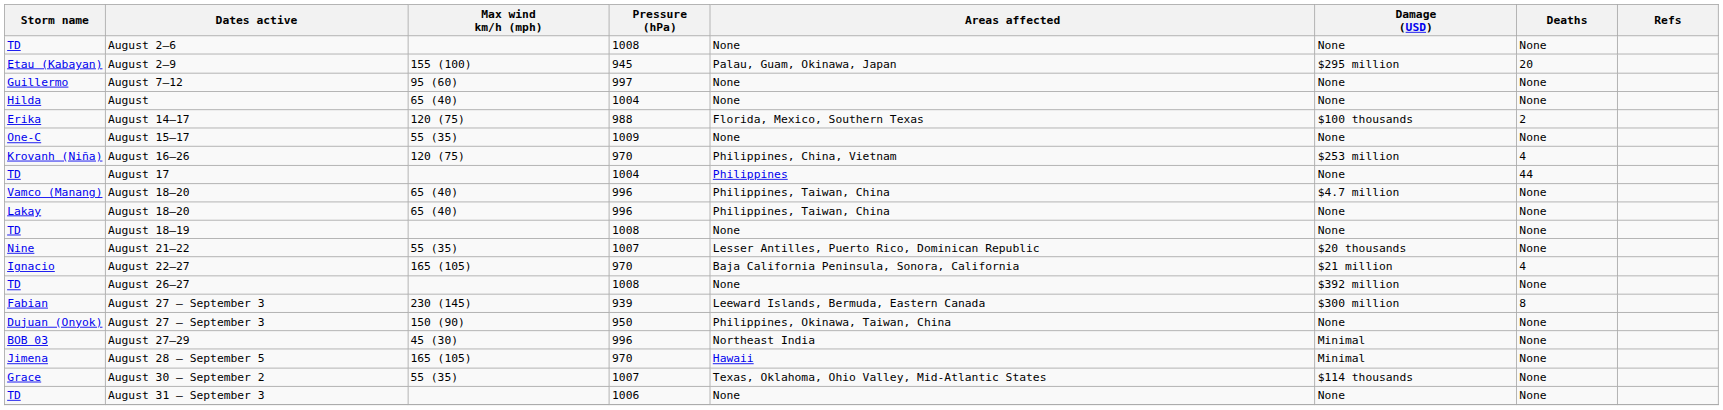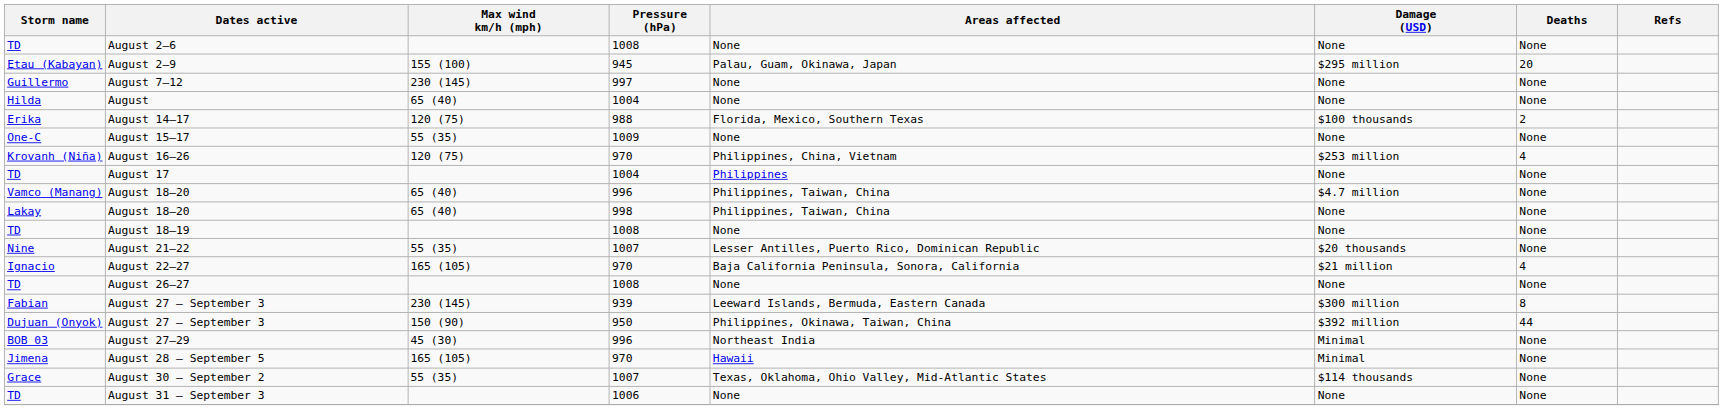(434, 82) 95 (60) -> (441, 82) 230 (145)
(1526, 174) 44 -> (1533, 174) None
(622, 211) 996 -> (622, 211) 998
(1359, 285) $392 million -> (1331, 285) None
(1331, 322) None -> (1359, 322) $392 million
(1533, 322) None -> (1526, 322) 44
